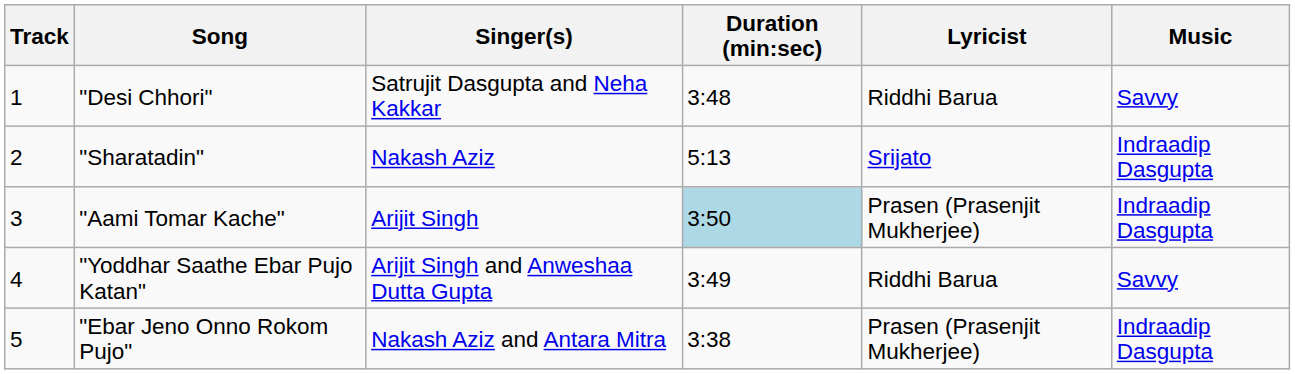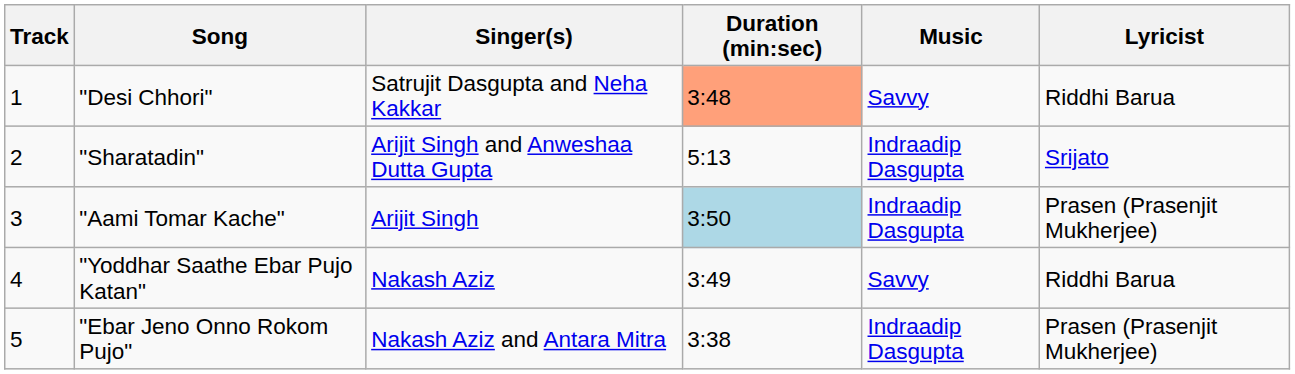columns swapped: (1200, 35) <-> (987, 35)
(709, 96) no background -> (709, 96) lightsalmon background
(433, 157) Nakash Aziz -> (502, 157) Arijit Singh and Anweshaa Dutta Gupta
(502, 278) Arijit Singh and Anweshaa Dutta Gupta -> (433, 278) Nakash Aziz
